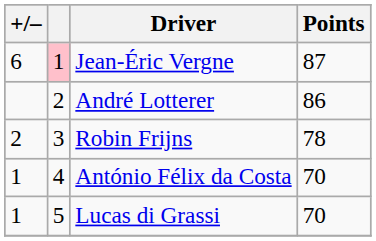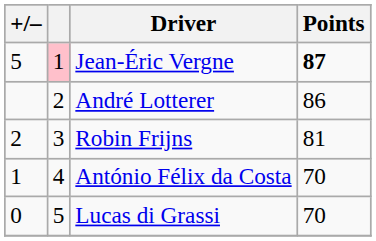(16, 61) 6 -> (16, 61) 5
(314, 61) normal -> (314, 61) bold
(314, 138) 78 -> (314, 138) 81
(16, 215) 1 -> (16, 215) 0
